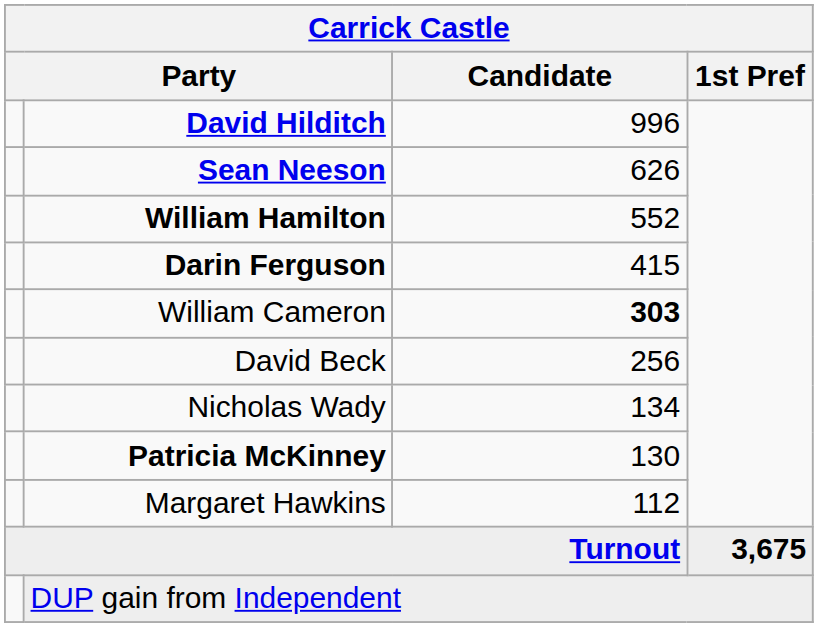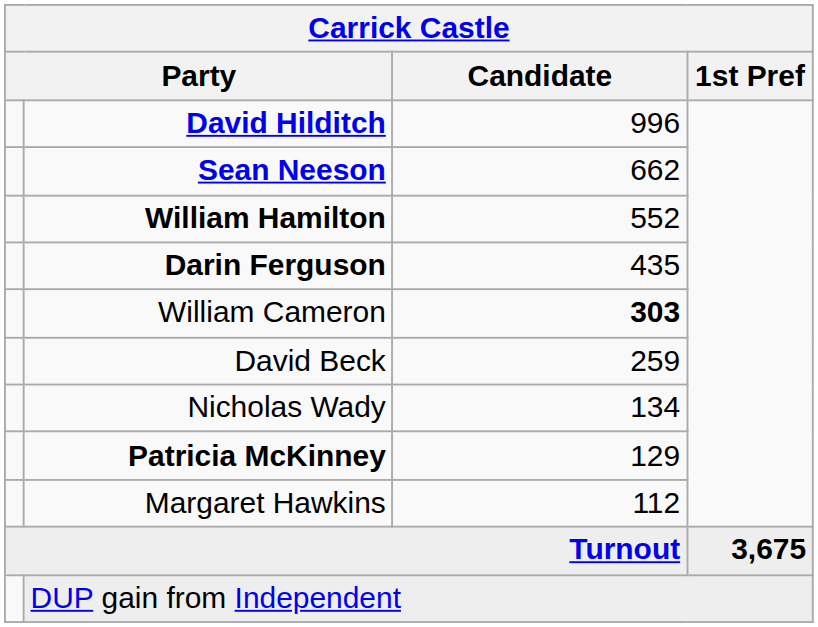(655, 170) 626 -> (655, 170) 662
(655, 265) 415 -> (655, 265) 435
(655, 360) 256 -> (655, 360) 259
(655, 455) 130 -> (655, 455) 129
